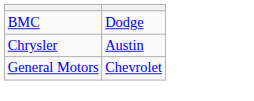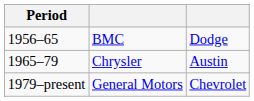+ column: (47, 15)
